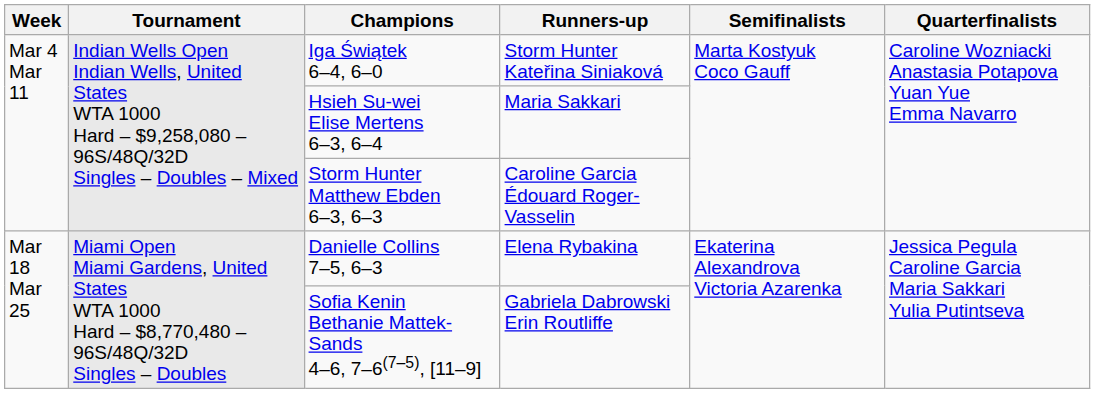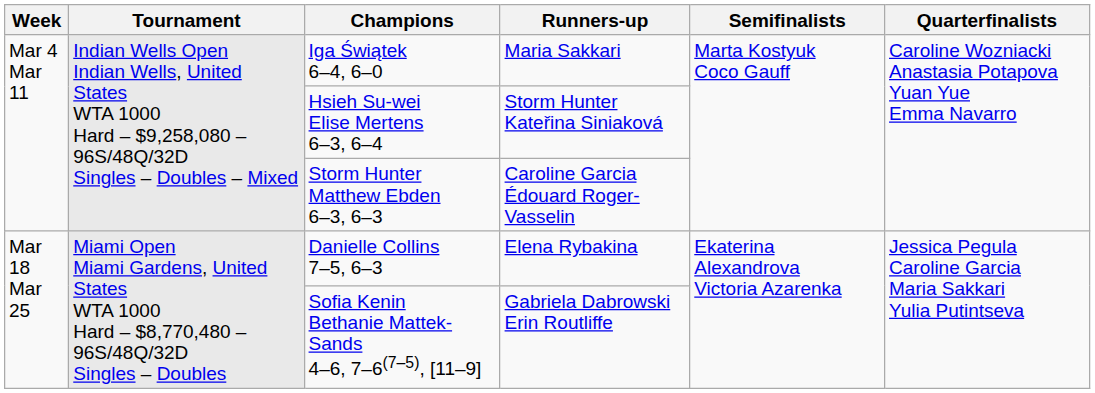(584, 61) Storm Hunter Kateřina Siniaková -> (563, 50) Maria Sakkari
(563, 101) Maria Sakkari -> (584, 112) Storm Hunter Kateřina Siniaková
